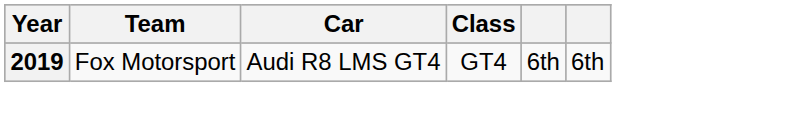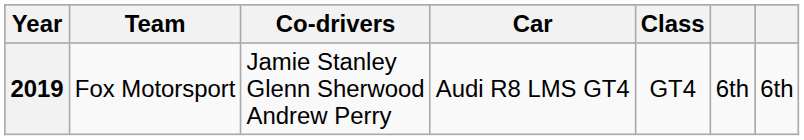+ column: (336, 24)
